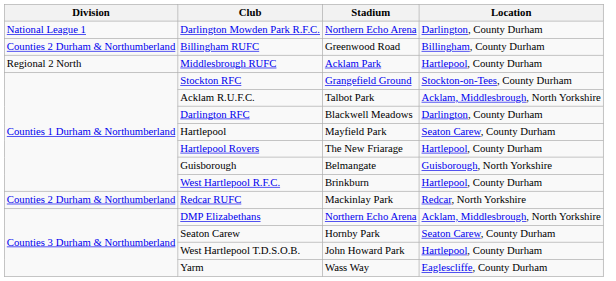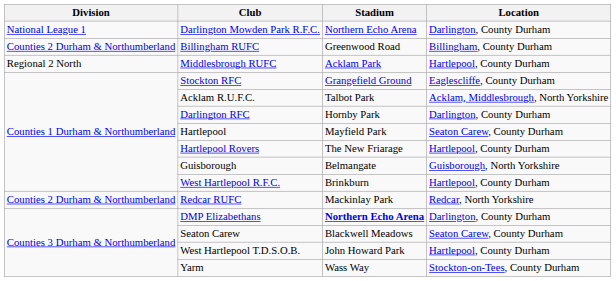(497, 81) Stockton-on-Tees, County Durham -> (492, 81) Eaglescliffe, County Durham
(369, 115) Blackwell Meadows -> (352, 115) Hornby Park
(371, 217) normal -> (375, 217) bold
(511, 217) Acklam, Middlesbrough, North Yorkshire -> (490, 217) Darlington, County Durham
(352, 234) Hornby Park -> (369, 234) Blackwell Meadows
(484, 268) Eaglescliffe, County Durham -> (504, 268) Stockton-on-Tees, County Durham
